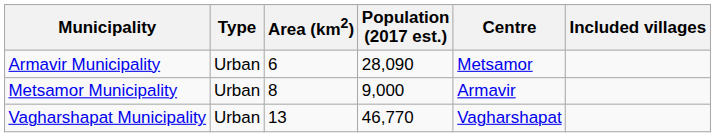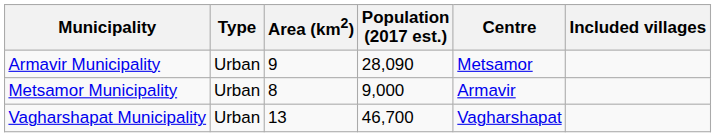(273, 63) 6 -> (273, 63) 9
(388, 117) 46,770 -> (388, 117) 46,700
